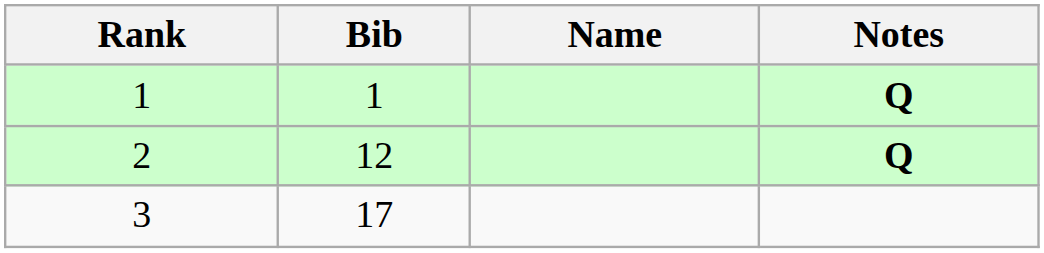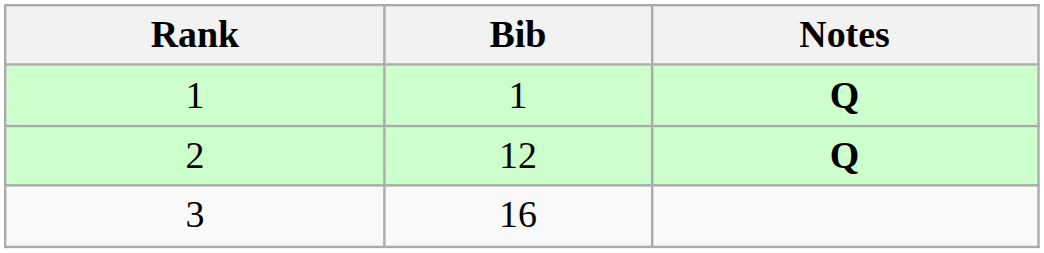- column: (615, 34)
(374, 214) 17 -> (518, 214) 16
